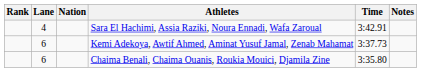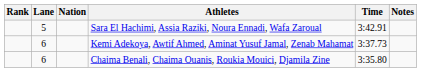(44, 28) 4 -> (44, 28) 5
